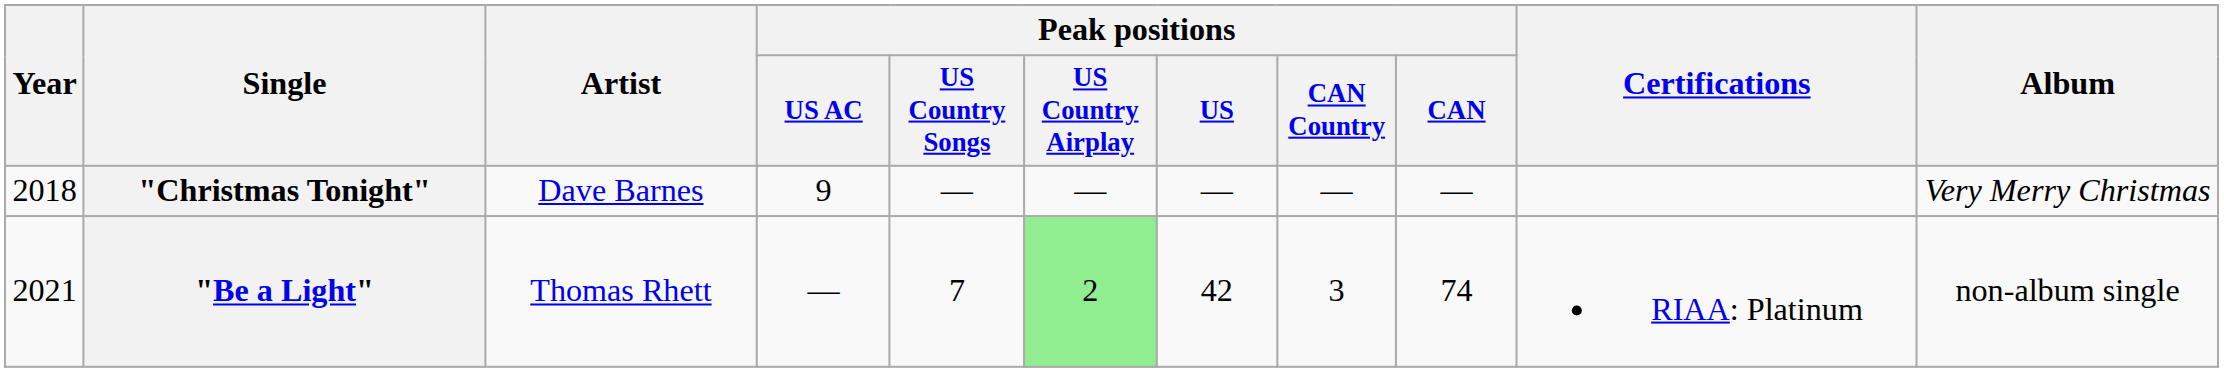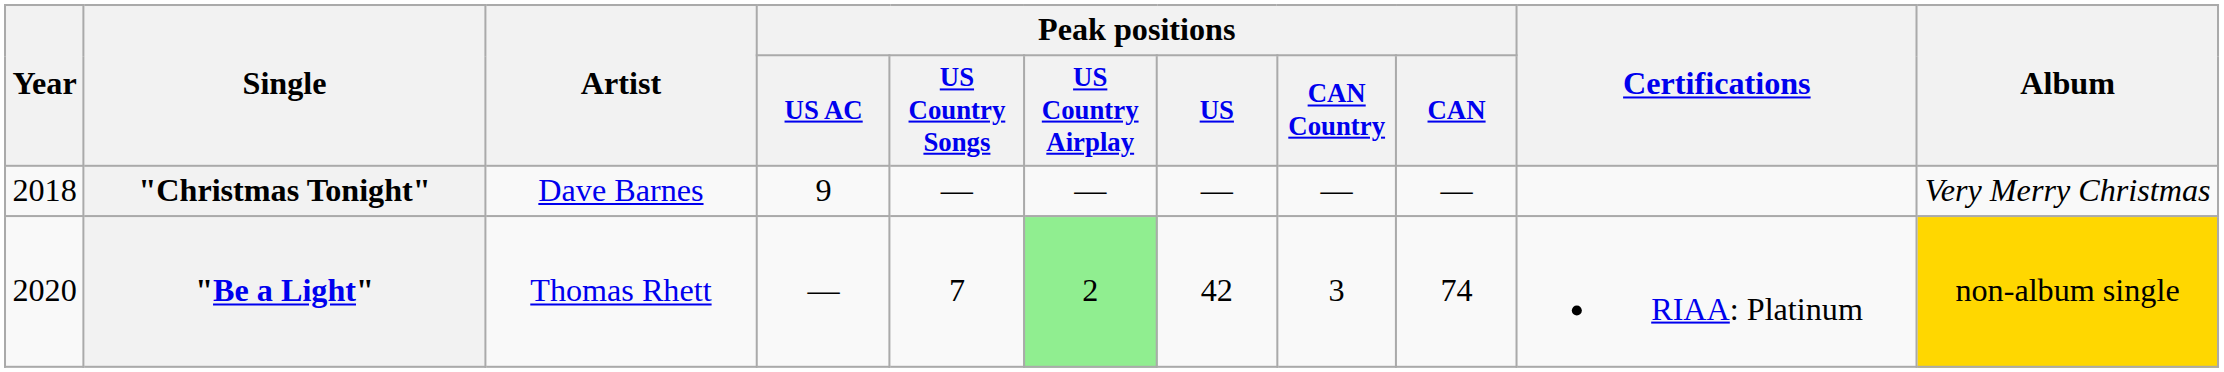(45, 291) 2021 -> (45, 291) 2020
(2068, 291) no background -> (2068, 291) gold background
